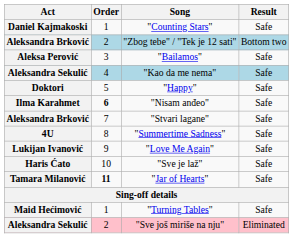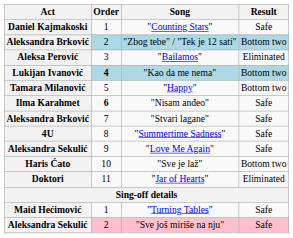(264, 57) Safe -> (264, 57) Eliminated
(48, 73) Aleksandra Sekulić -> (48, 73) Lukijan Ivanović
(106, 73) normal -> (106, 73) bold
(264, 73) Safe -> (264, 73) Bottom two
(48, 88) Doktori -> (48, 88) Tamara Milanović
(264, 88) Safe -> (264, 88) Bottom two
(48, 149) Lukijan Ivanović -> (48, 149) Aleksandra Sekulić
(264, 164) Safe -> (264, 164) Bottom two
(48, 179) Tamara Milanović -> (48, 179) Doktori
(106, 179) bold -> (106, 179) normal
(264, 179) Safe -> (264, 179) Eliminated
(264, 225) Eliminated -> (264, 225) Safe
